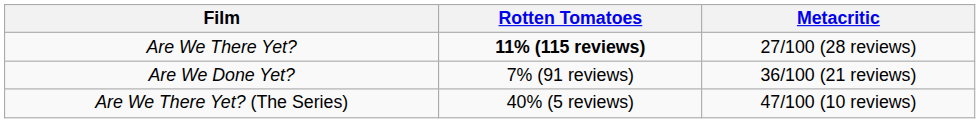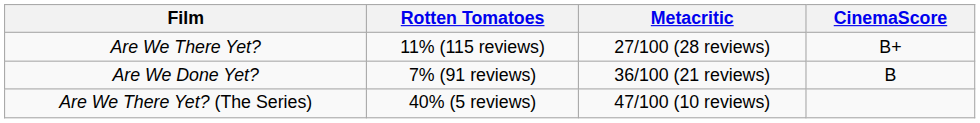+ column: (890, 18)
(570, 46) bold -> (473, 46) normal
